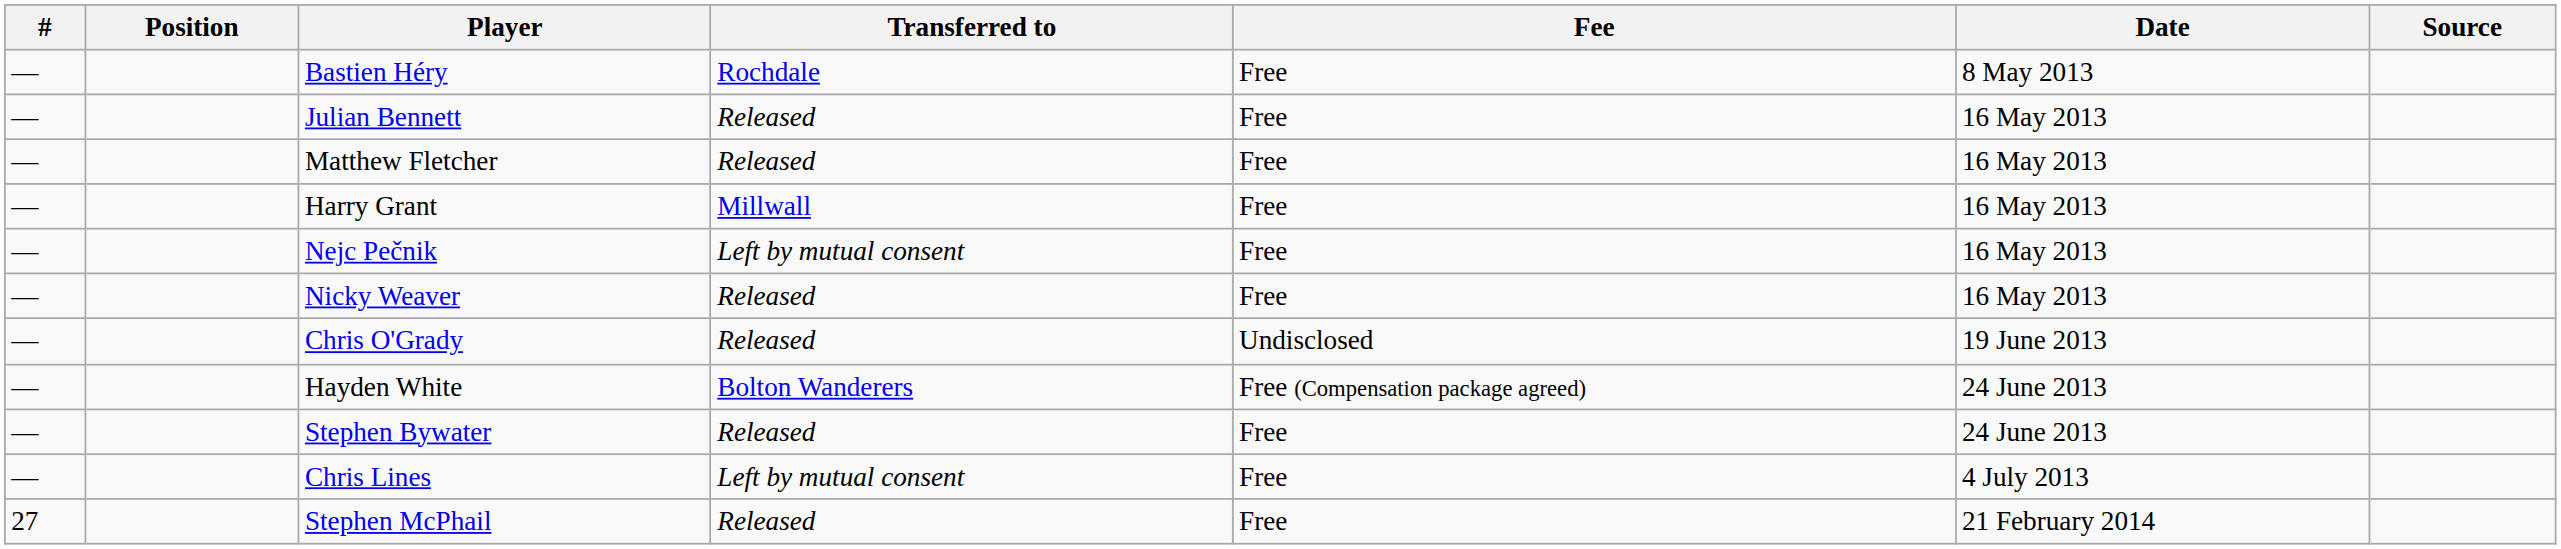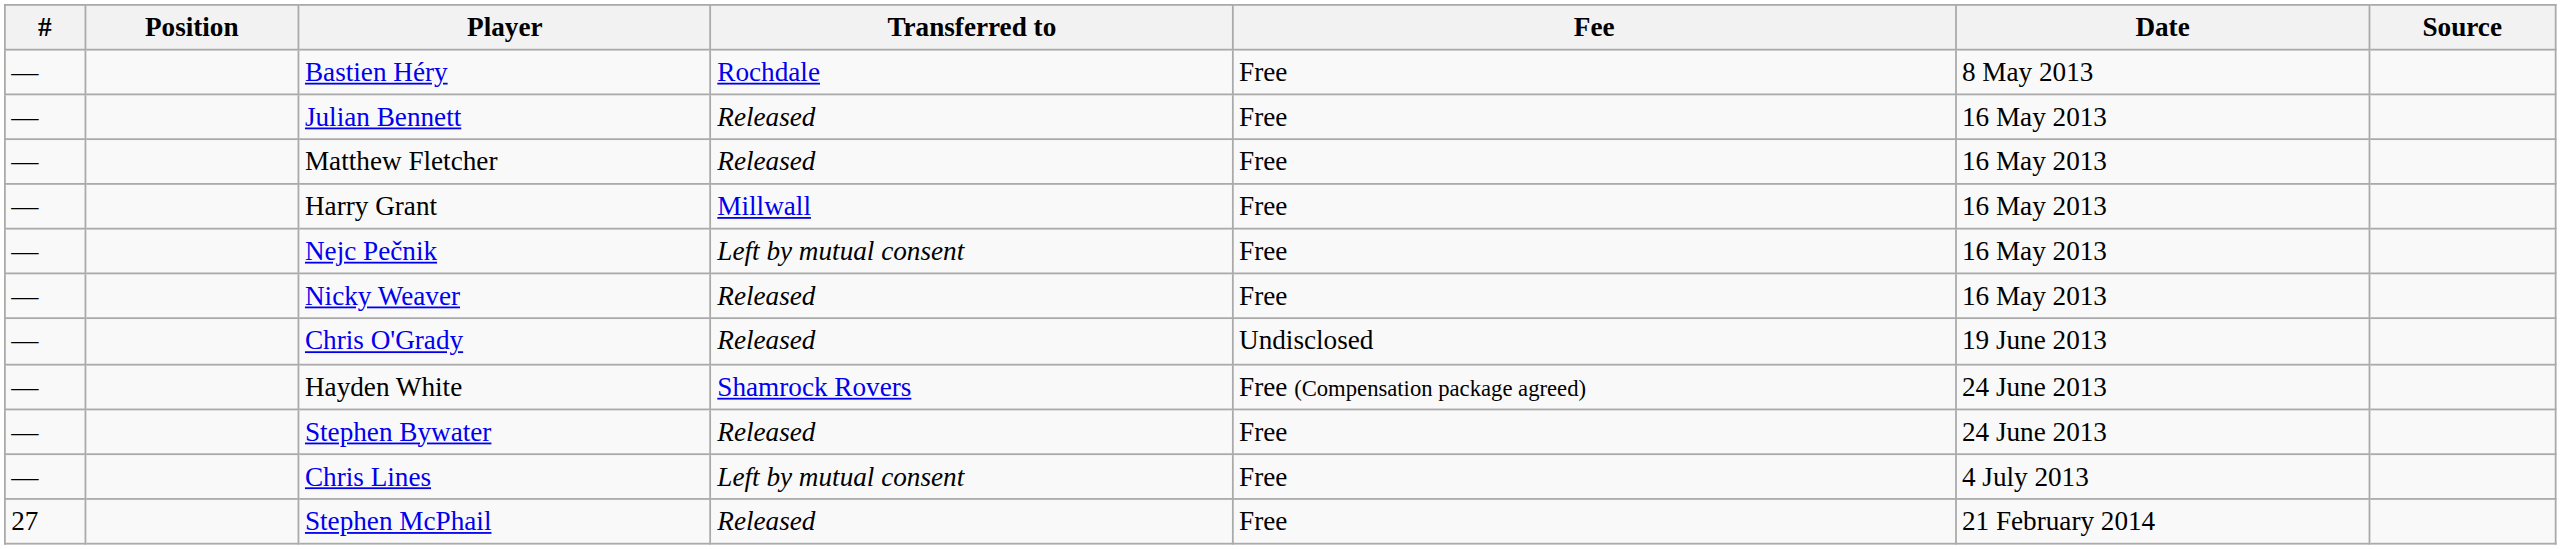(815, 386) Bolton Wanderers -> (814, 386) Shamrock Rovers
